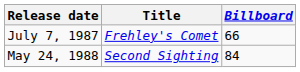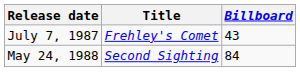(232, 35) 66 -> (232, 35) 43
